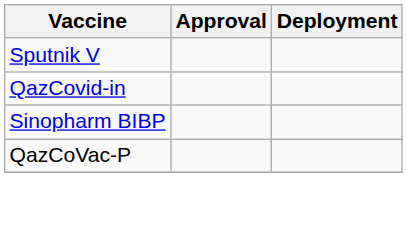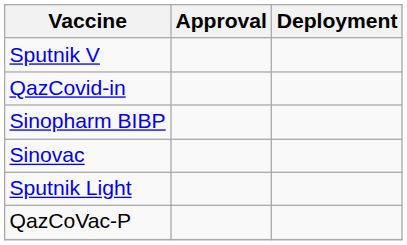+ row: (47, 155)
+ row: (71, 188)
